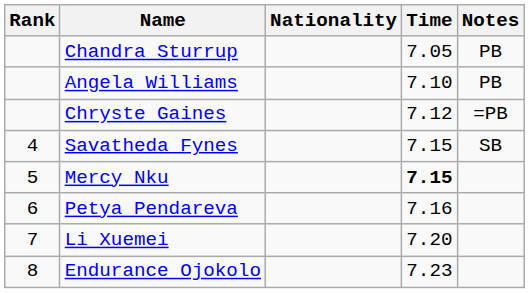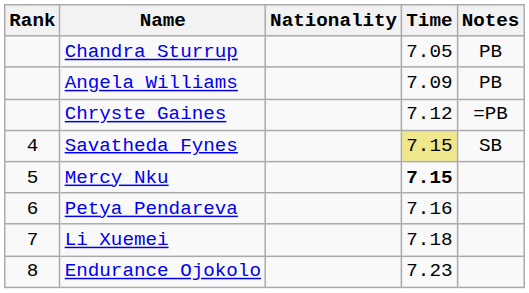(429, 83) 7.10 -> (429, 83) 7.09
(429, 146) no background -> (429, 146) khaki background
(429, 240) 7.20 -> (429, 240) 7.18
